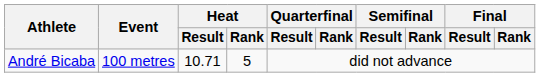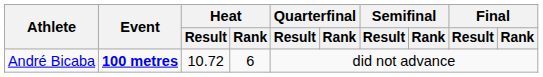(138, 61) normal -> (140, 61) bold
(202, 61) 10.71 -> (206, 61) 10.72
(247, 61) 5 -> (250, 61) 6
